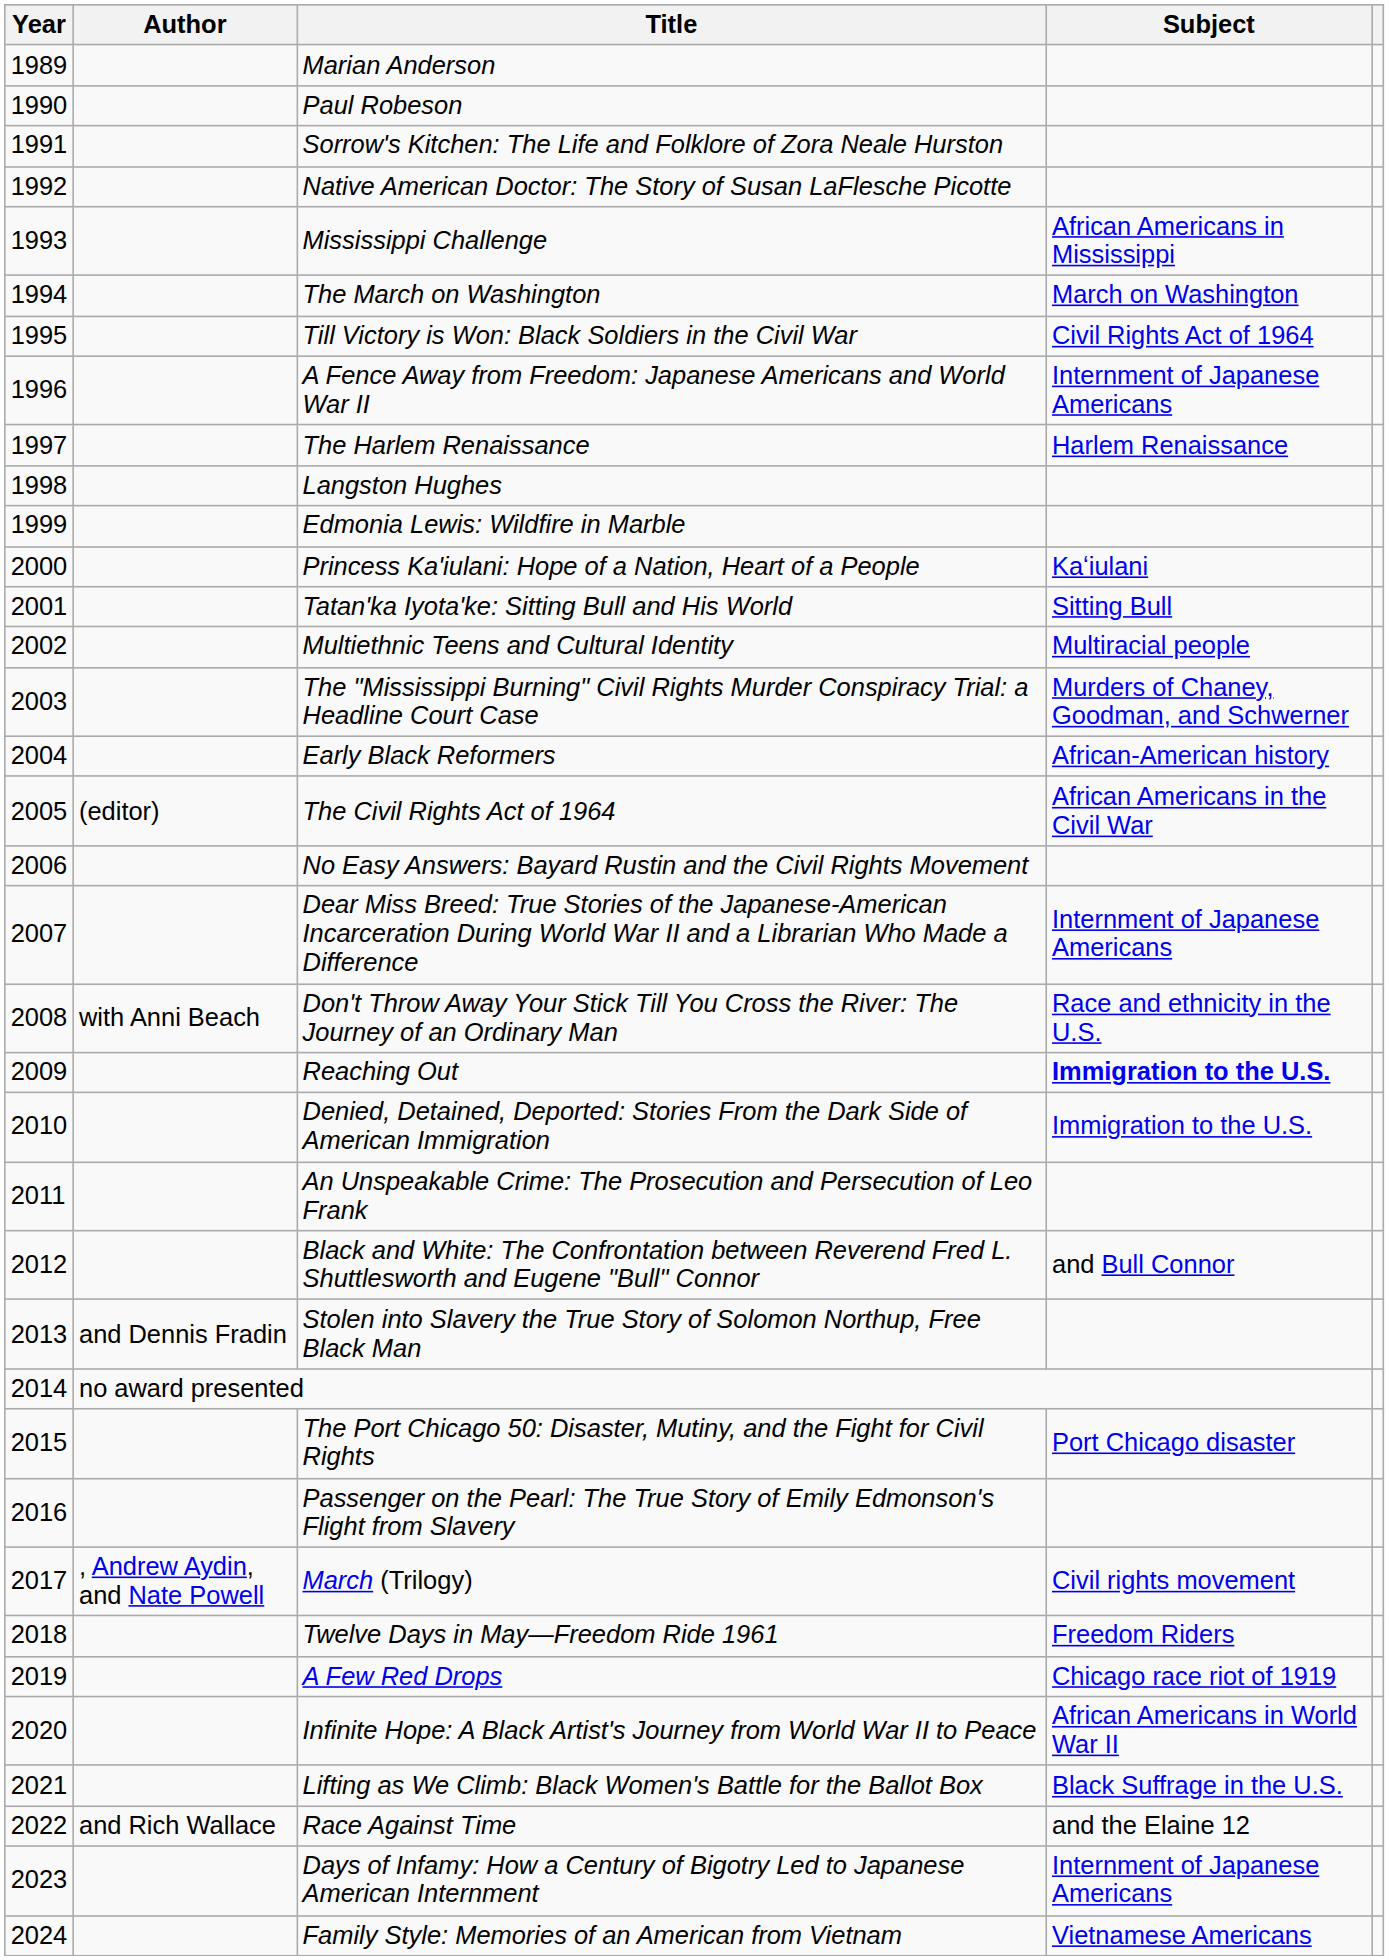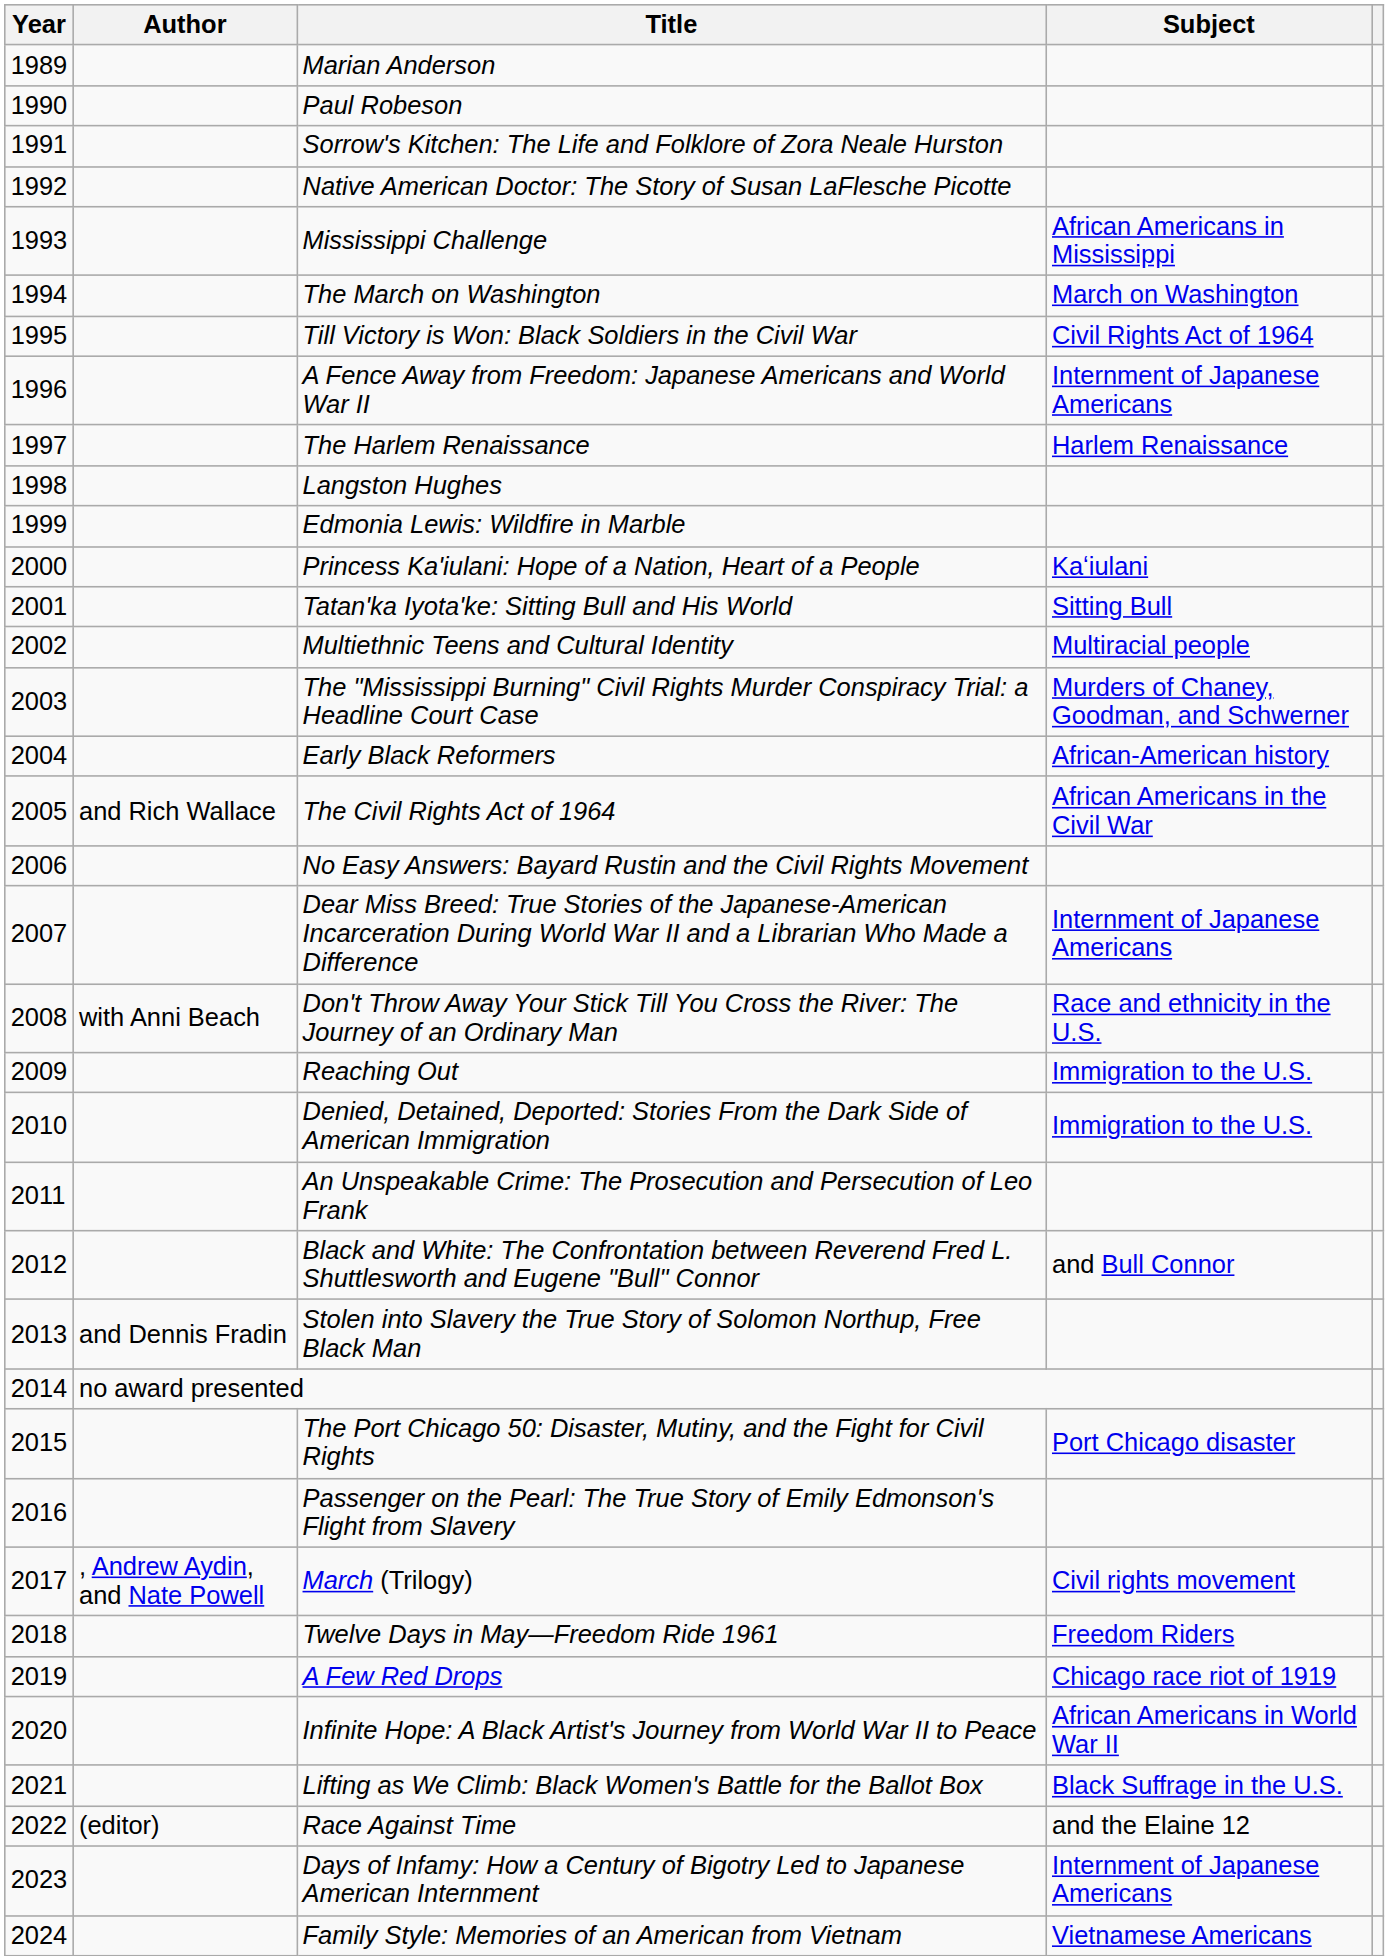(119, 810) (editor) -> (177, 810) and Rich Wallace
(1191, 1072) bold -> (1182, 1072) normal
(177, 1825) and Rich Wallace -> (119, 1825) (editor)
